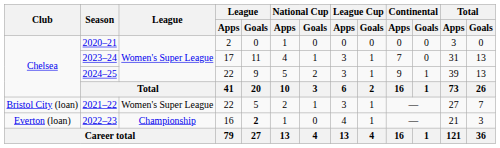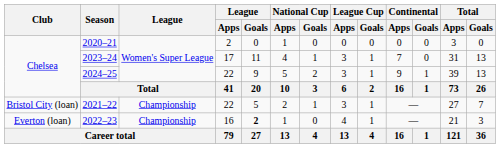(167, 105) Women's Super League -> (167, 105) Championship
